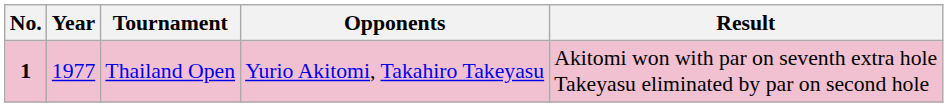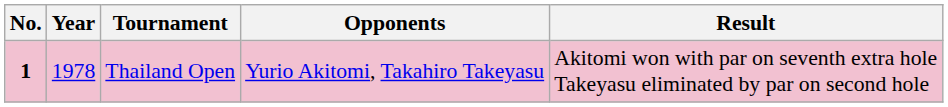(74, 71) 1977 -> (74, 71) 1978
